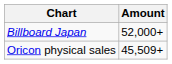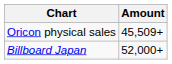rows swapped: (61, 50) <-> (47, 31)
